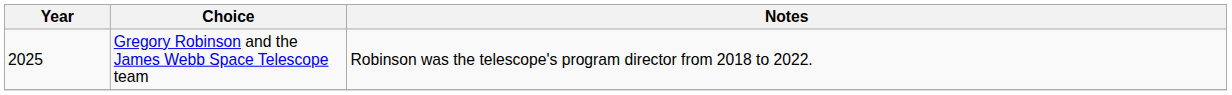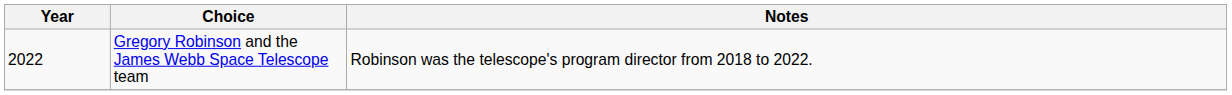(26, 59) 2025 -> (26, 59) 2022
